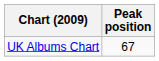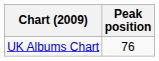(128, 46) 67 -> (128, 46) 76
